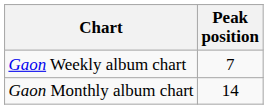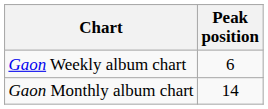(230, 63) 7 -> (230, 63) 6
